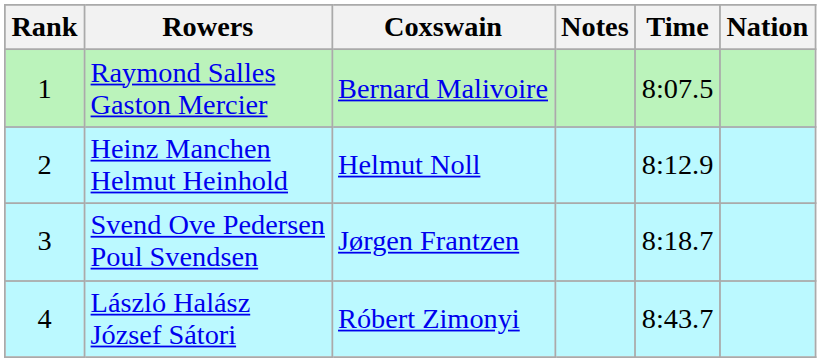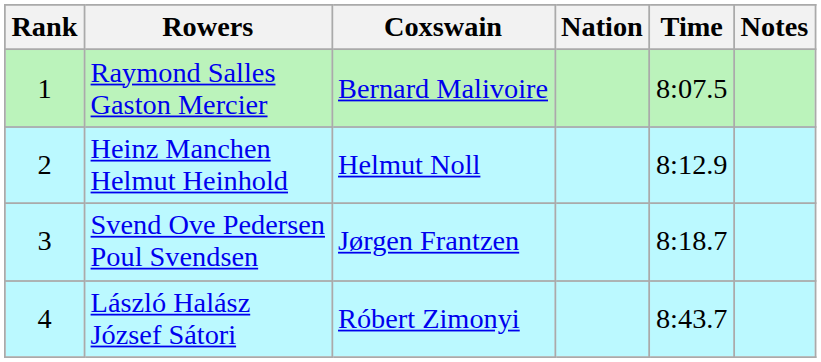columns swapped: (767, 26) <-> (595, 26)
